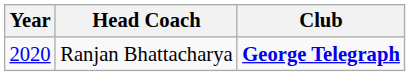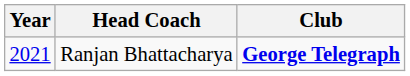(30, 53) 2020 -> (30, 53) 2021
